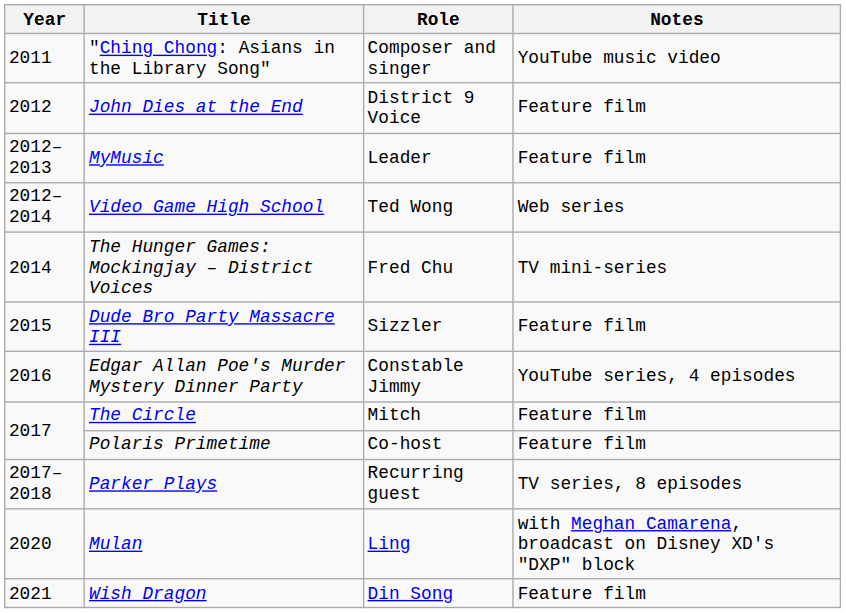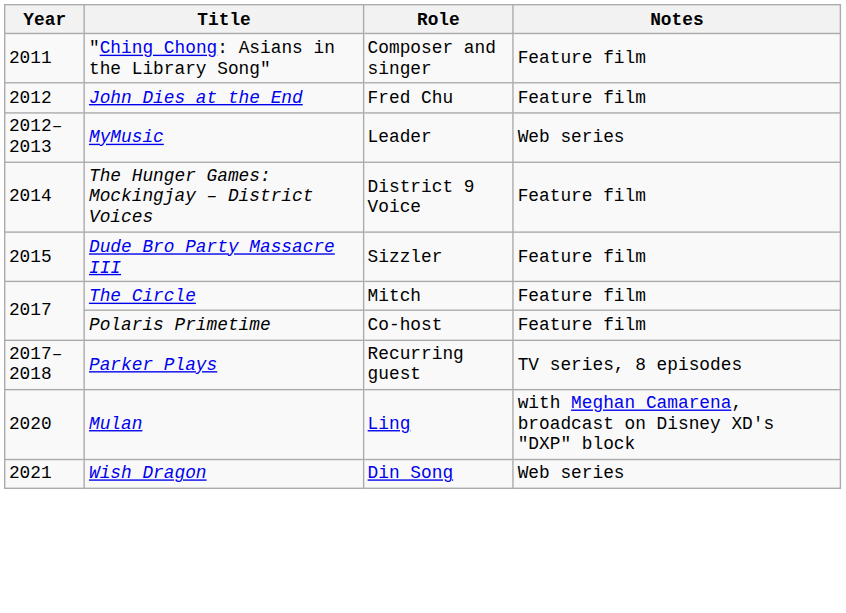(619, 59) YouTube music video -> (582, 59) Feature film
(421, 108) District 9 Voice -> (410, 98) Fred Chu
(582, 158) Feature film -> (571, 137) Web series
- row: (207, 207)
(410, 267) Fred Chu -> (421, 197) District 9 Voice
(592, 267) TV mini-series -> (582, 197) Feature film
- row: (217, 377)
(582, 594) Feature film -> (571, 474) Web series
